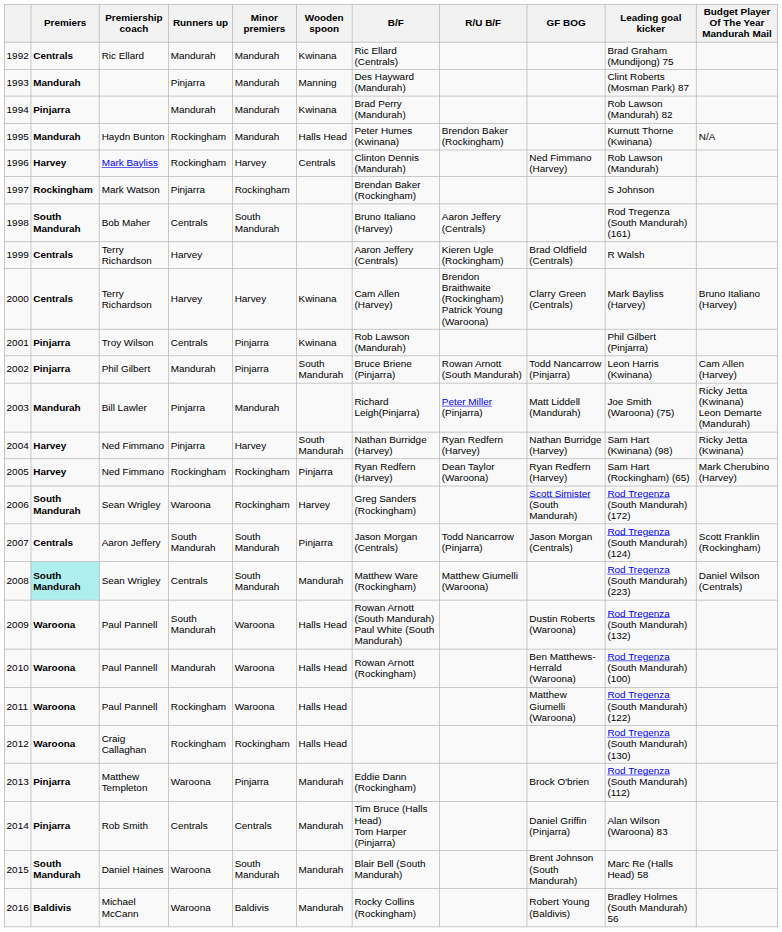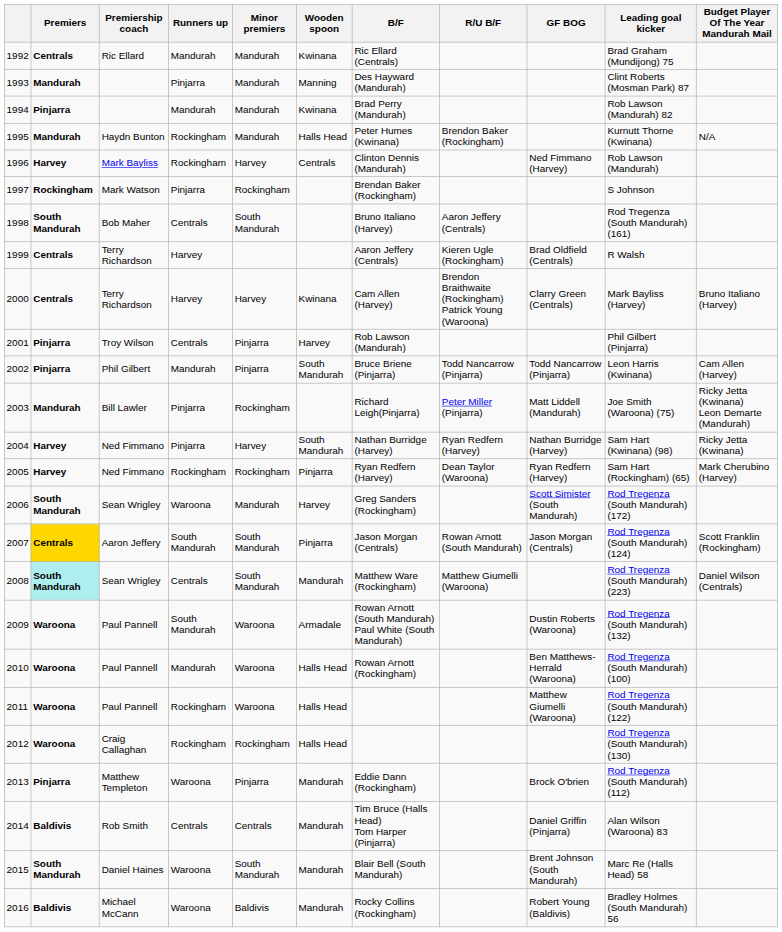(318, 342) Kwinana -> (314, 342) Harvey
(482, 369) Rowan Arnott (South Mandurah) -> (478, 369) Todd Nancarrow (Pinjarra)
(257, 407) Mandurah -> (262, 407) Rockingham
(262, 505) Rockingham -> (257, 505) Mandurah
(53, 543) no background -> (53, 543) gold background
(478, 543) Todd Nancarrow (Pinjarra) -> (482, 543) Rowan Arnott (South Mandurah)
(323, 624) Halls Head -> (320, 624) Armadale
(52, 826) Pinjarra -> (52, 826) Baldivis
